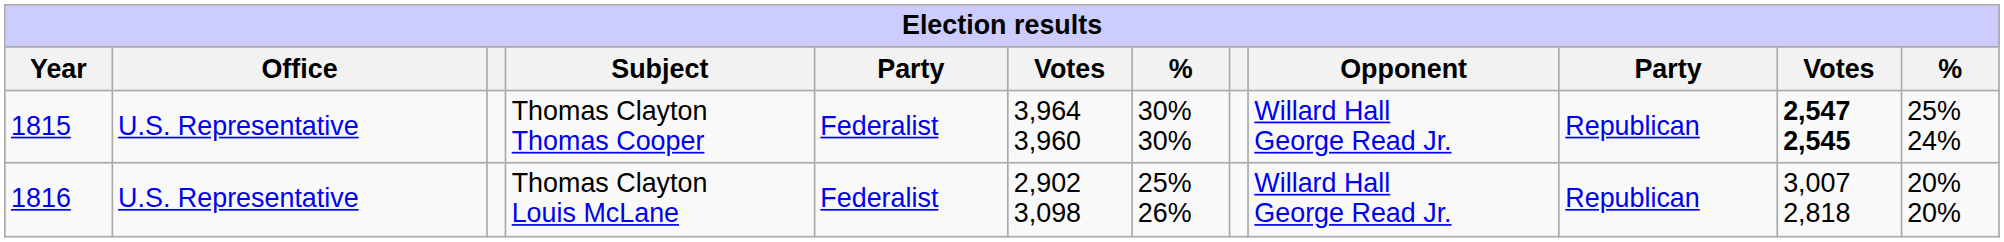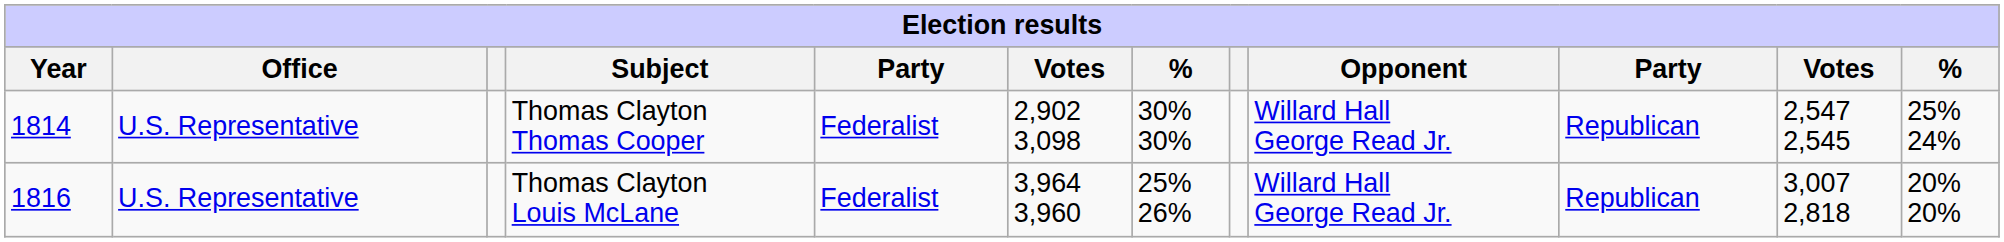(41, 126) 1815 -> (41, 126) 1814
(1047, 126) 3,964 3,960 -> (1047, 126) 2,902 3,098
(1817, 126) bold -> (1817, 126) normal
(1047, 199) 2,902 3,098 -> (1047, 199) 3,964 3,960
